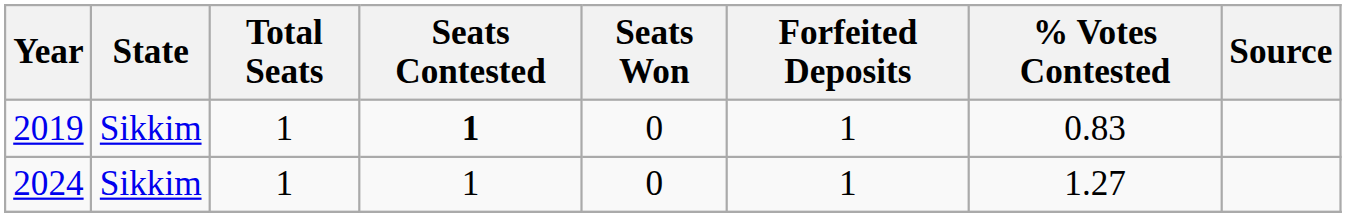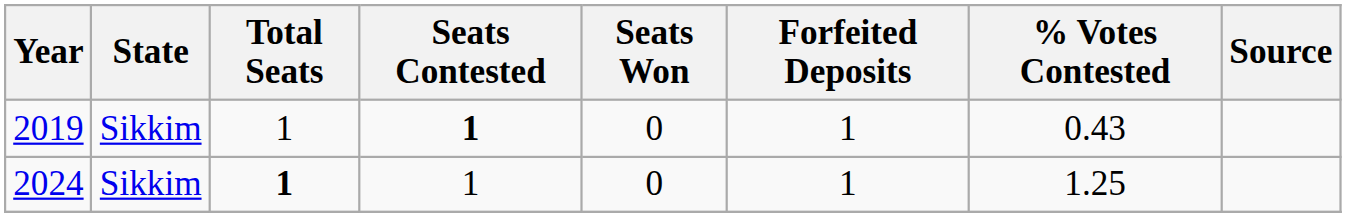(1095, 127) 0.83 -> (1095, 127) 0.43
(284, 183) normal -> (284, 183) bold
(1095, 183) 1.27 -> (1095, 183) 1.25
